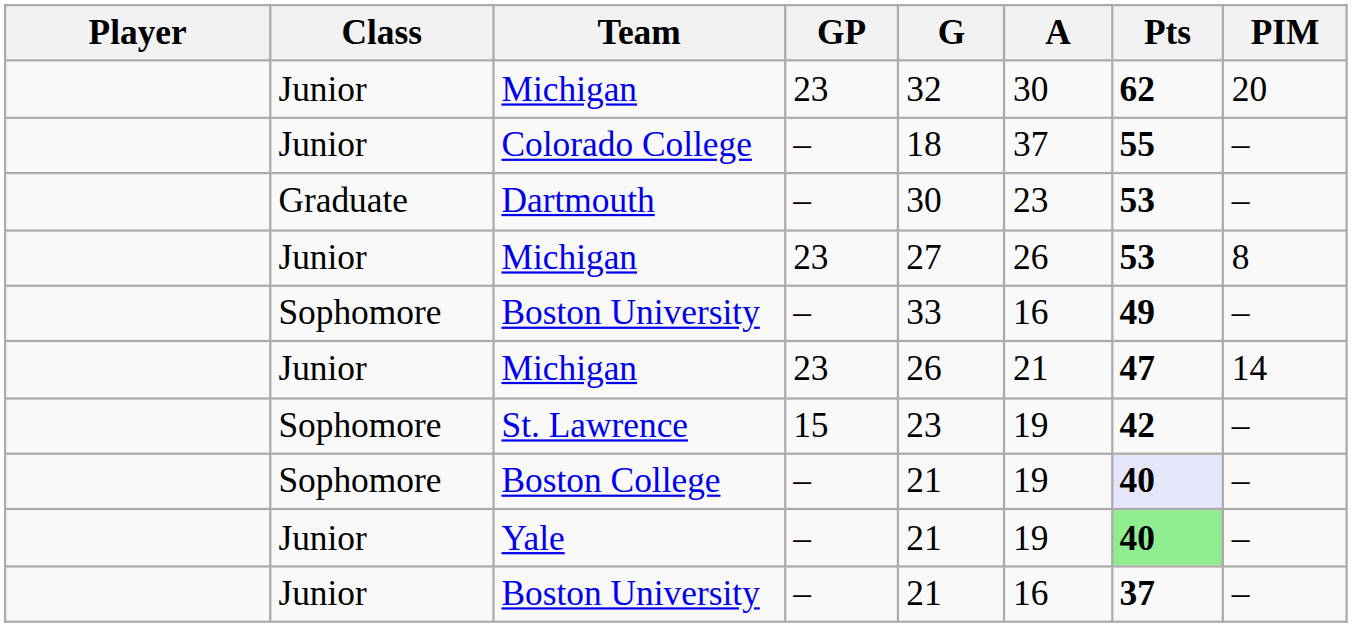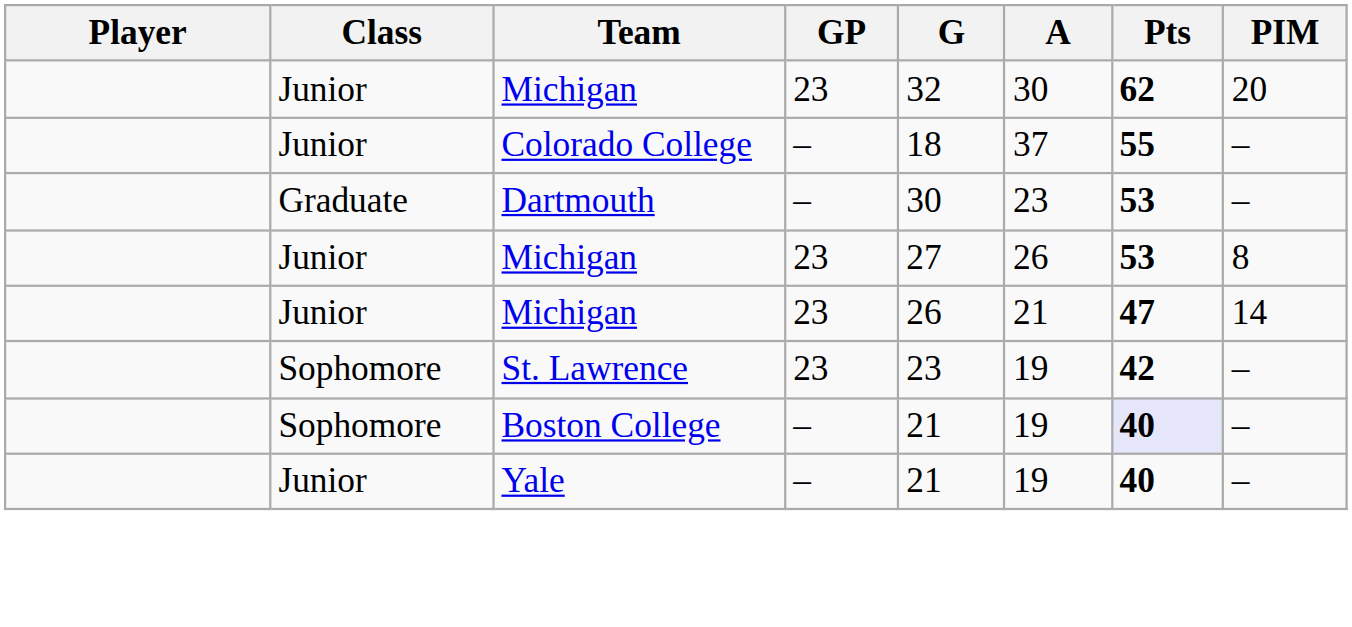- row: (360, 312)
(811, 425) 15 -> (811, 369) 23
(1137, 537) lightgreen background -> (1137, 481) no background
- row: (323, 593)
